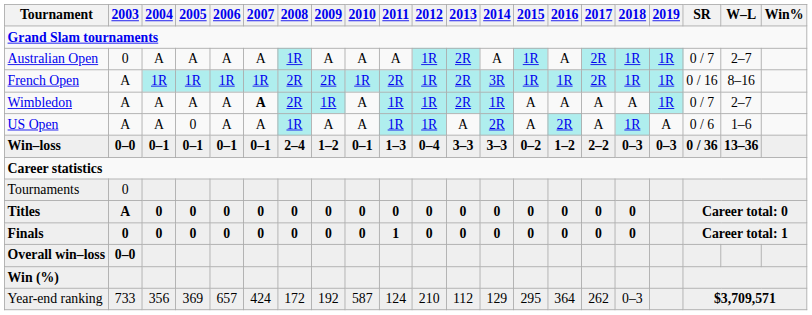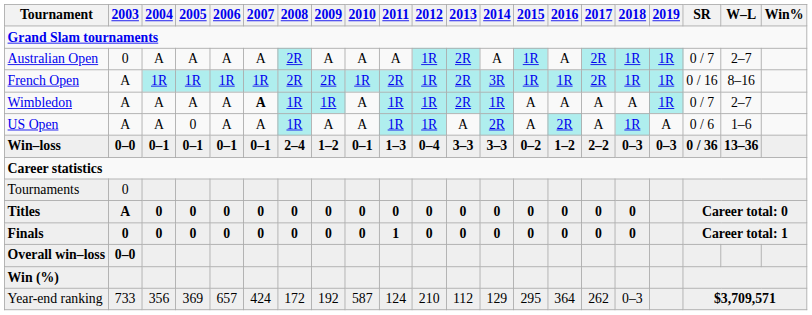(294, 59) 1R -> (294, 59) 2R
(294, 102) 2R -> (294, 102) 1R
